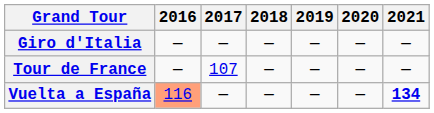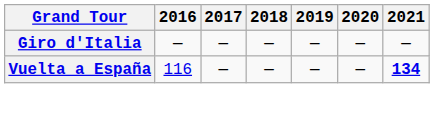- row: (80, 69)
(178, 95) lightsalmon background -> (178, 69) no background
